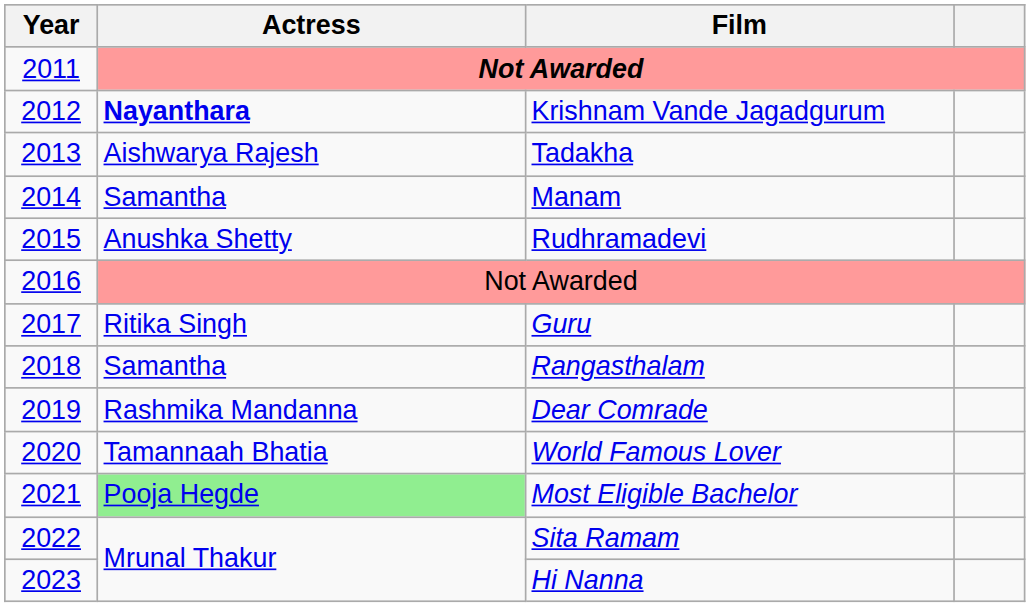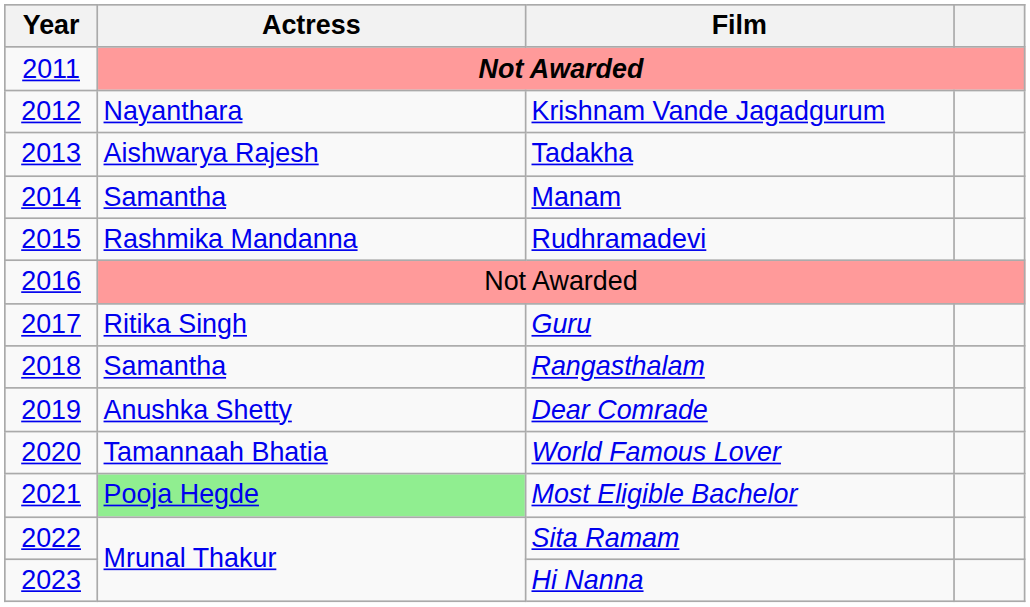(177, 111) bold -> (173, 111) normal
(198, 238) Anushka Shetty -> (231, 238) Rashmika Mandanna
(231, 409) Rashmika Mandanna -> (198, 409) Anushka Shetty
